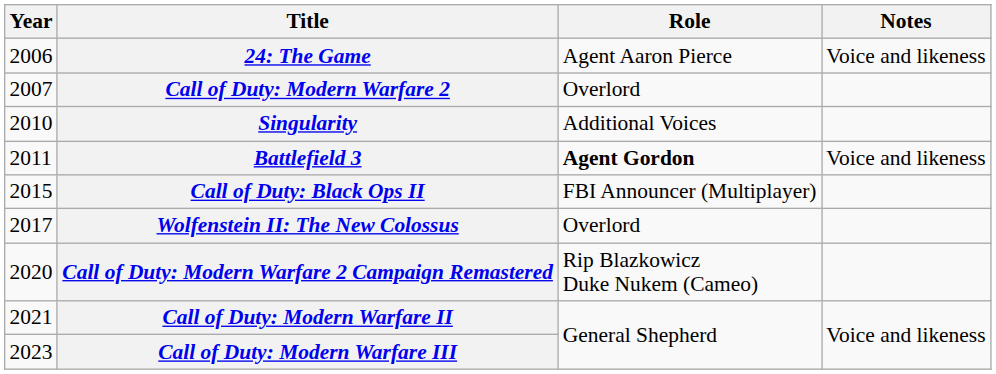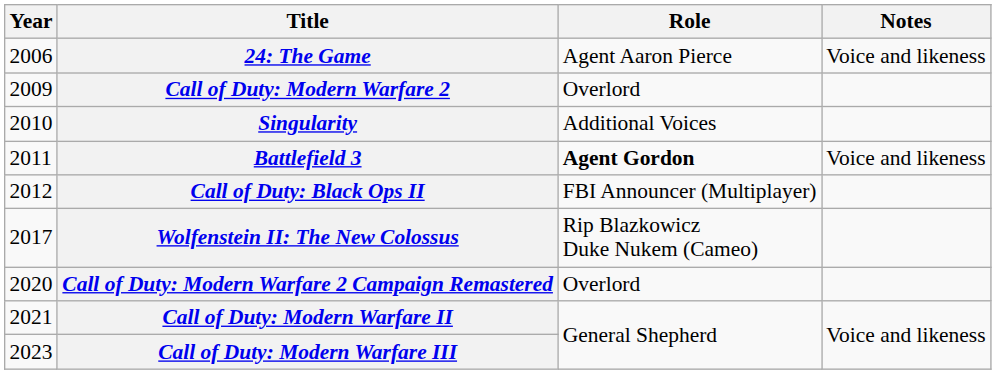(31, 89) 2007 -> (31, 89) 2009
(31, 191) 2015 -> (31, 191) 2012
(602, 225) Overlord -> (660, 237) Rip Blazkowicz Duke Nukem (Cameo)
(660, 271) Rip Blazkowicz Duke Nukem (Cameo) -> (602, 283) Overlord
